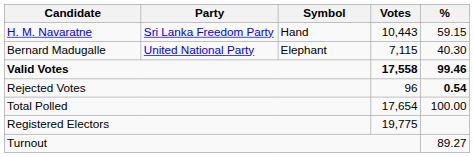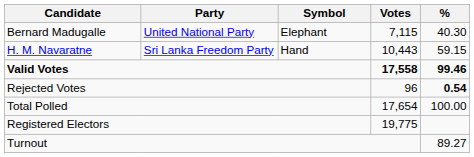rows swapped: (50, 32) <-> (56, 50)
